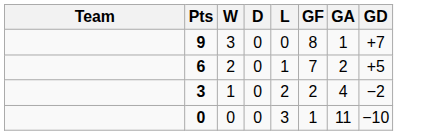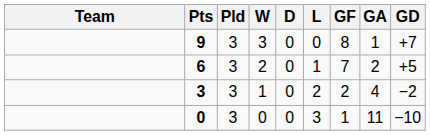+ column: (233, 17)
